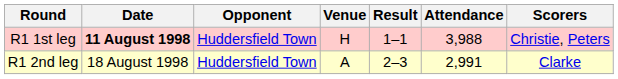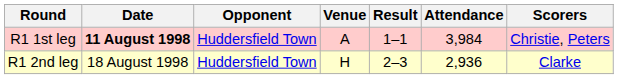(345, 39) H -> (345, 39) A
(464, 39) 3,988 -> (464, 39) 3,984
(345, 62) A -> (345, 62) H
(464, 62) 2,991 -> (464, 62) 2,936
